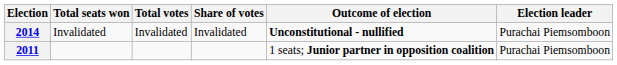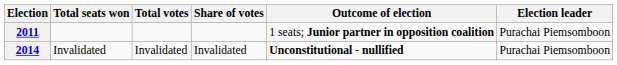rows swapped: (27, 50) <-> (27, 32)
